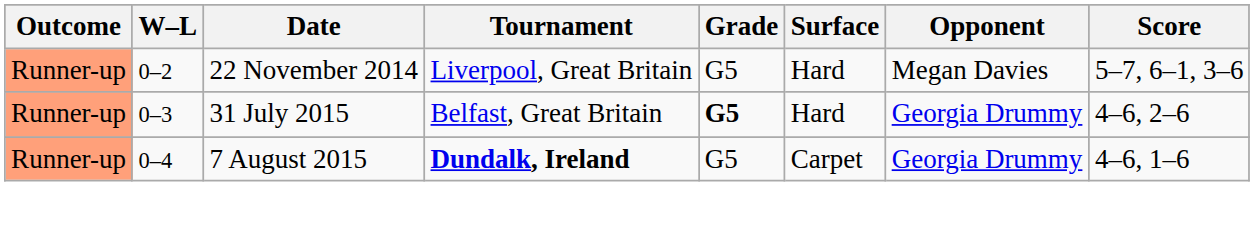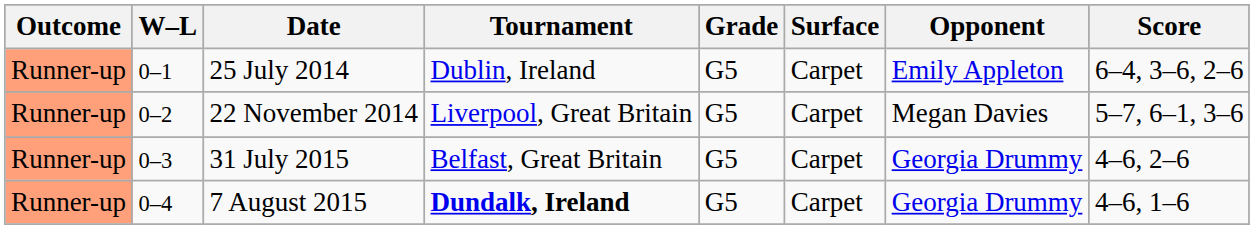+ row: (279, 69)
(818, 69) Hard -> (827, 113) Carpet
(722, 113) bold -> (721, 157) normal
(818, 113) Hard -> (827, 157) Carpet
